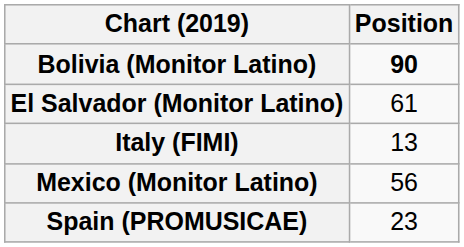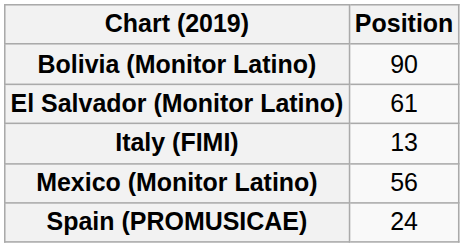(404, 63) bold -> (404, 63) normal
(404, 222) 23 -> (404, 222) 24
